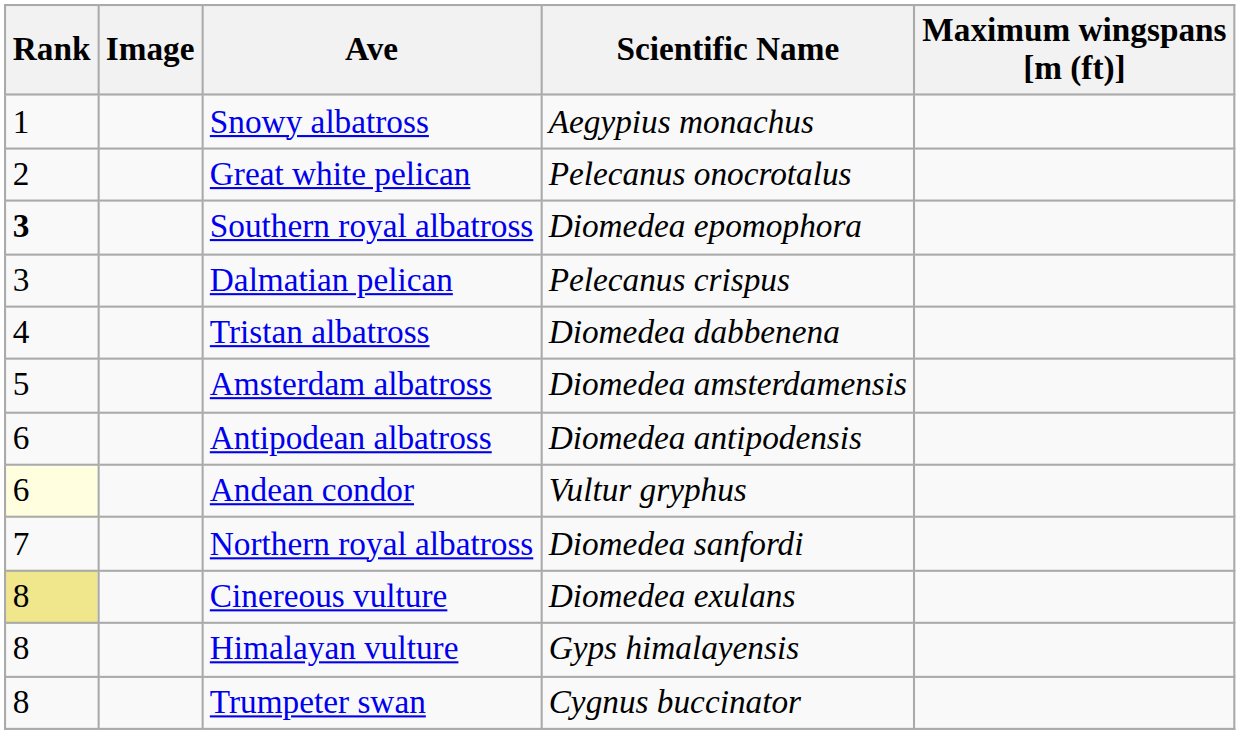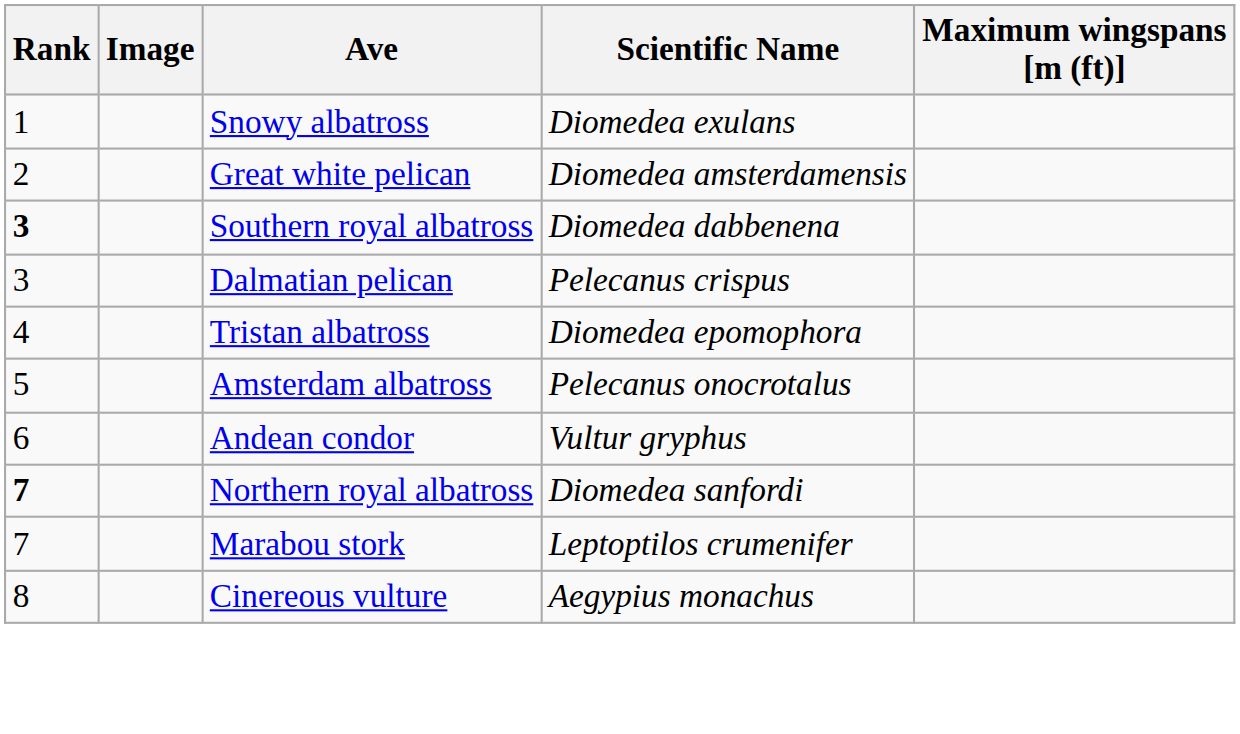(681, 121) Aegypius monachus -> (672, 121) Diomedea exulans
(700, 173) Pelecanus onocrotalus -> (728, 173) Diomedea amsterdamensis
(705, 226) Diomedea epomophora -> (694, 226) Diomedea dabbenena
(694, 332) Diomedea dabbenena -> (705, 332) Diomedea epomophora
(728, 385) Diomedea amsterdamensis -> (700, 385) Pelecanus onocrotalus
- row: (351, 437)
(21, 490) lightyellow background -> (21, 437) no background
(21, 543) normal -> (21, 490) bold
+ row: (307, 543)
(21, 596) khaki background -> (21, 596) no background
(672, 596) Diomedea exulans -> (681, 596) Aegypius monachus
- row: (334, 648)
- row: (318, 701)
